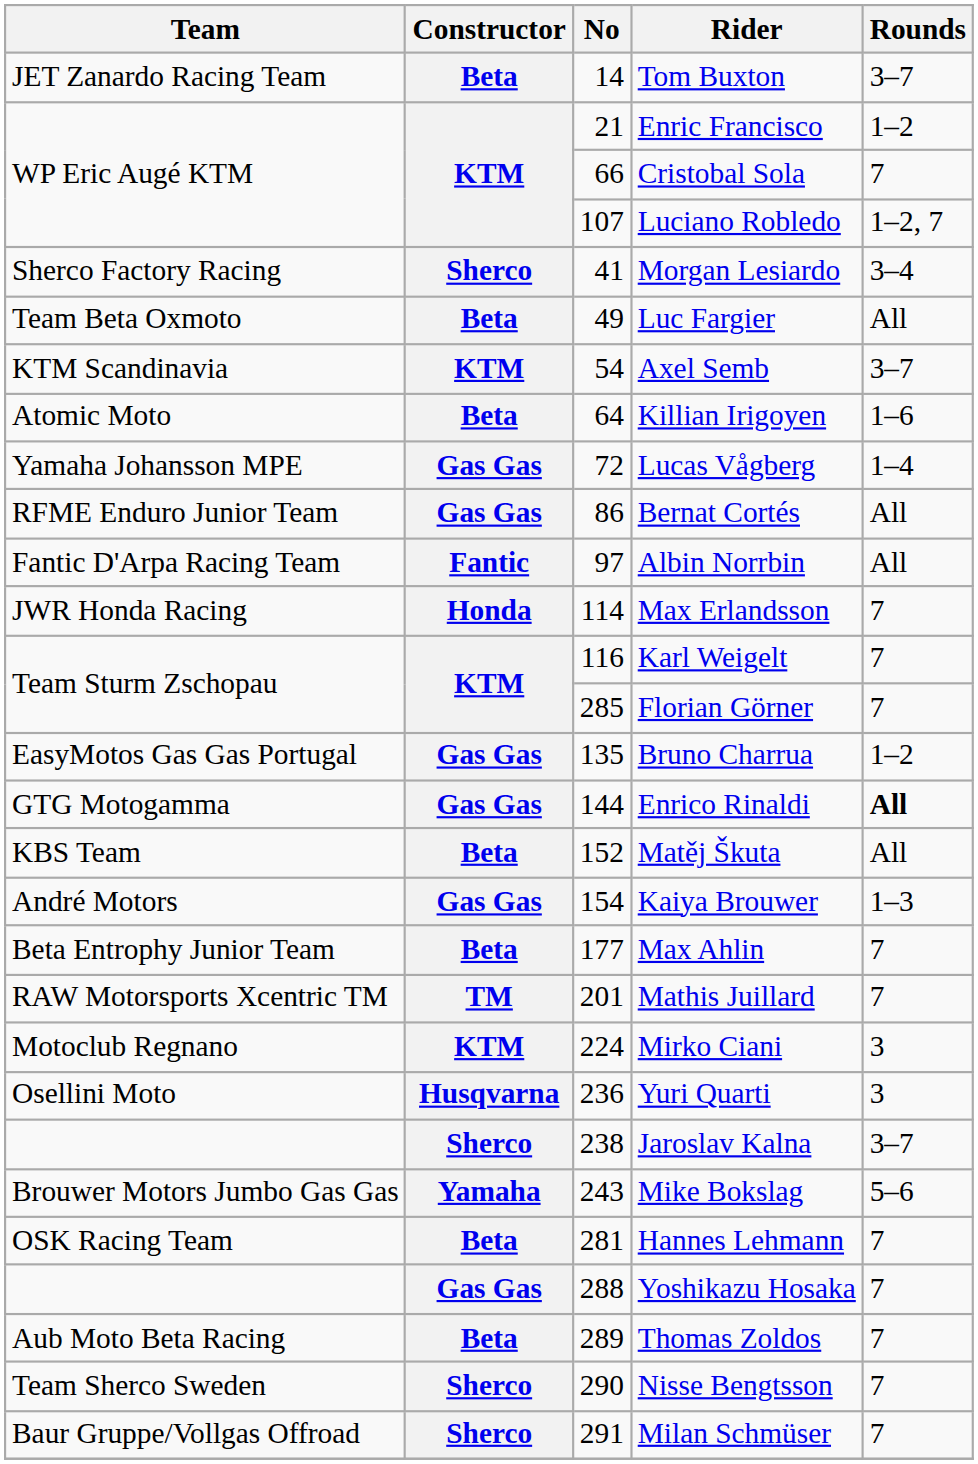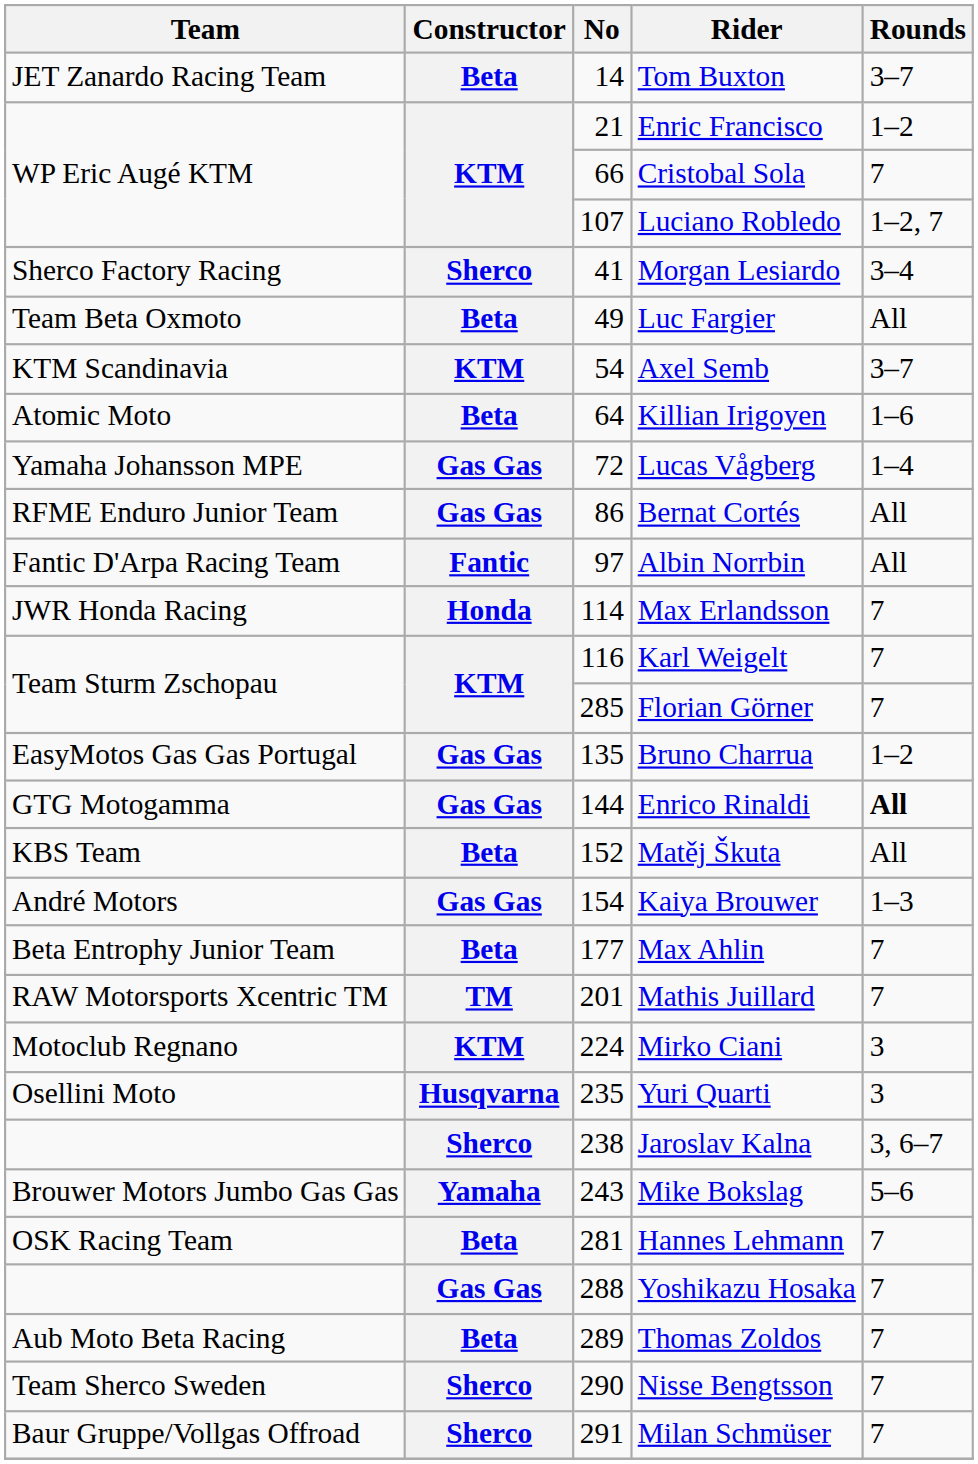(602, 1094) 236 -> (602, 1094) 235
(892, 1143) 3–7 -> (906, 1143) 3, 6–7
